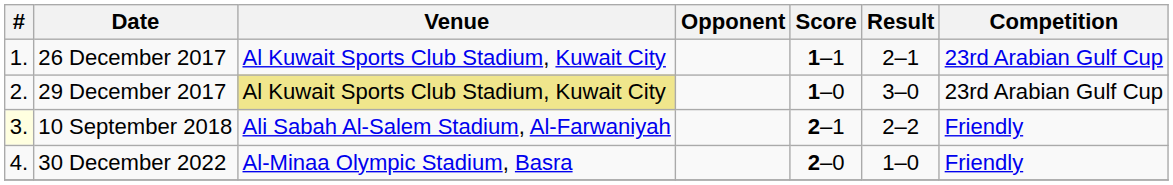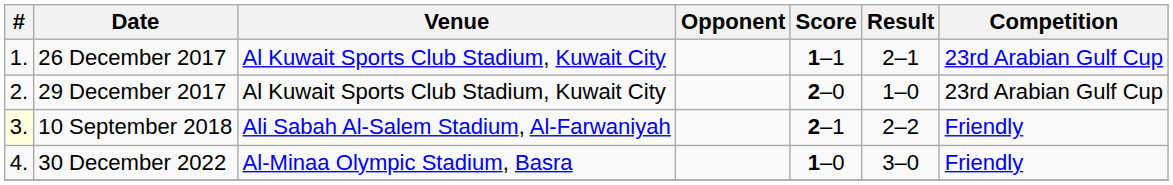(454, 92) khaki background -> (454, 92) no background
(826, 92) 1–0 -> (826, 92) 2–0
(901, 92) 3–0 -> (901, 92) 1–0
(826, 162) 2–0 -> (826, 162) 1–0
(901, 162) 1–0 -> (901, 162) 3–0
